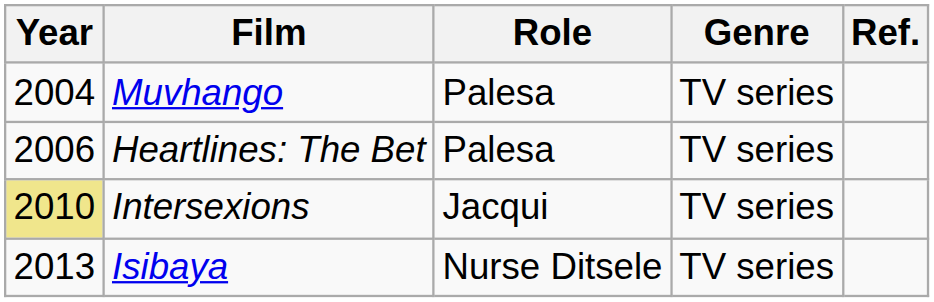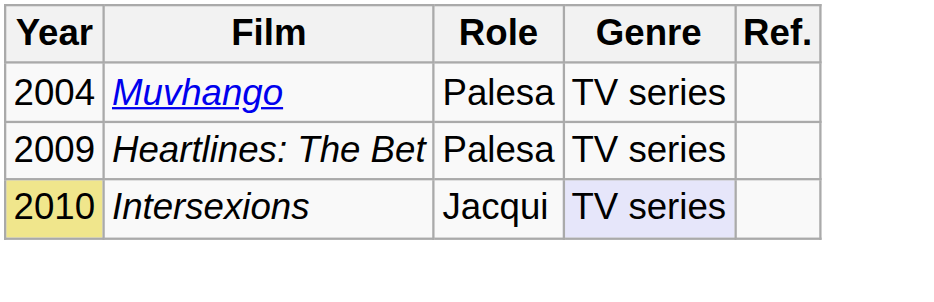(54, 149) 2006 -> (54, 149) 2009
(757, 207) no background -> (649, 207) lavender background
- row: (170, 265)
